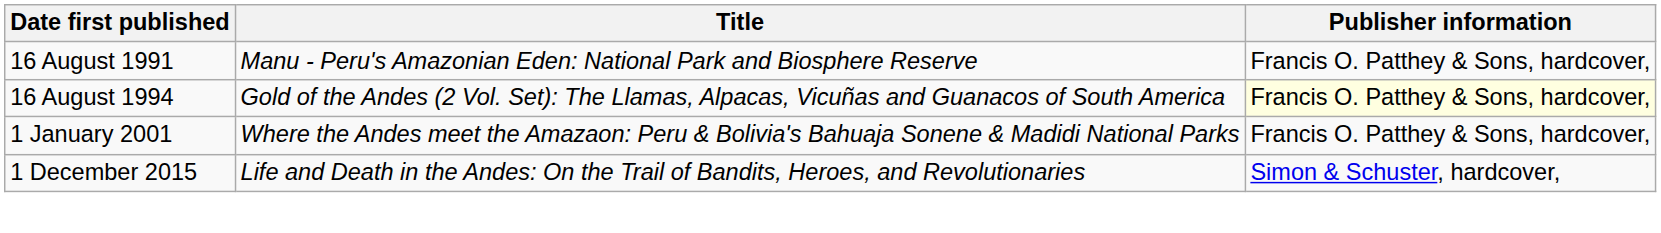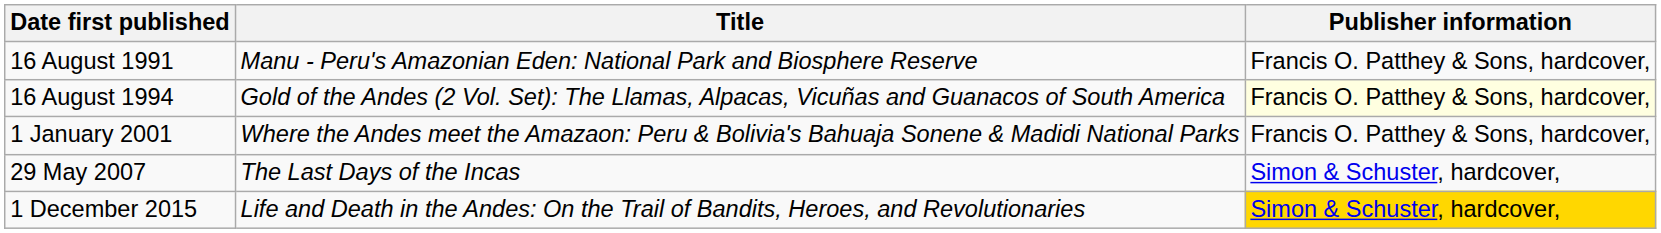+ row: (78, 172)
(1405, 172) no background -> (1405, 209) gold background
